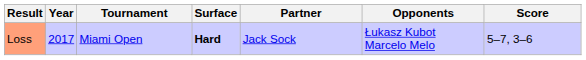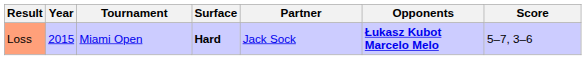(61, 38) 2017 -> (61, 38) 2015
(400, 38) normal -> (403, 38) bold
